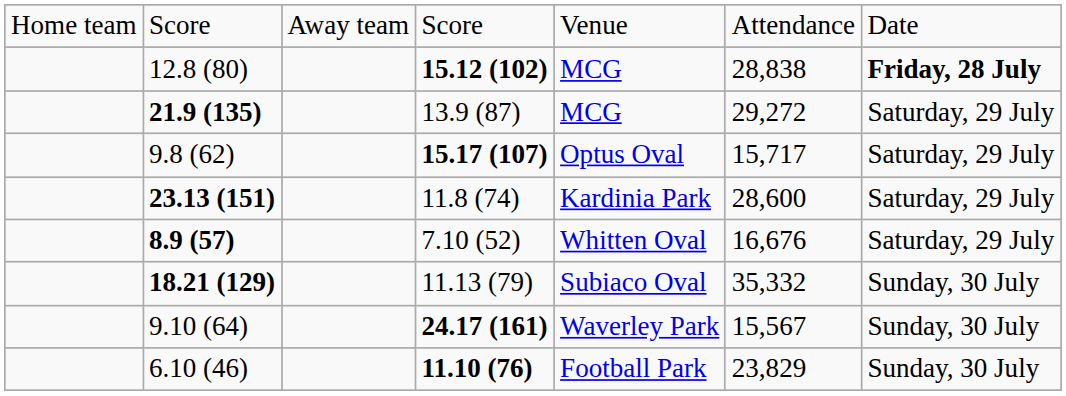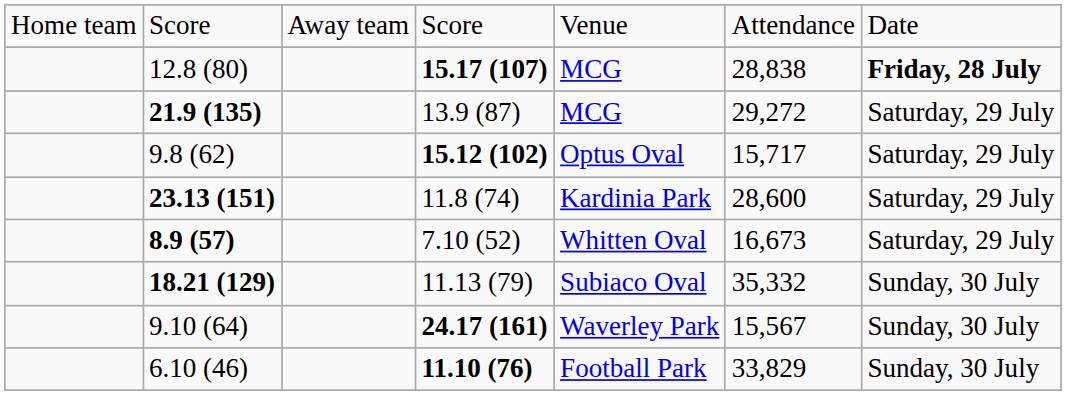(485, 68) 15.12 (102) -> (485, 68) 15.17 (107)
(485, 154) 15.17 (107) -> (485, 154) 15.12 (102)
(769, 240) 16,676 -> (769, 240) 16,673
(769, 369) 23,829 -> (769, 369) 33,829
